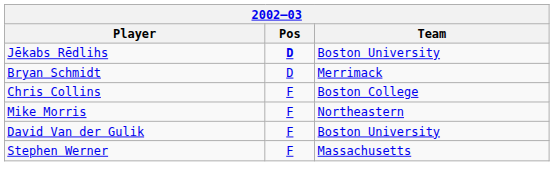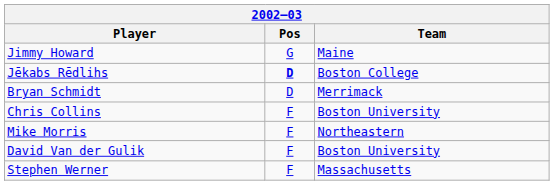+ row: (51, 53)
(379, 53) Boston University -> (368, 73) Boston College
(368, 92) Boston College -> (379, 112) Boston University
